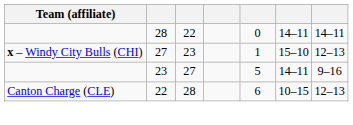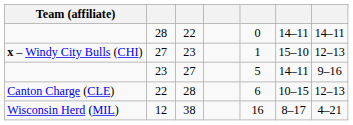+ row: (161, 110)
